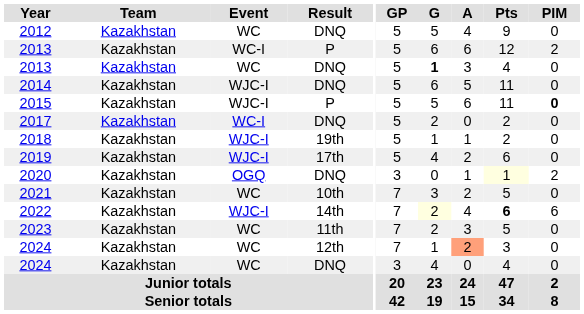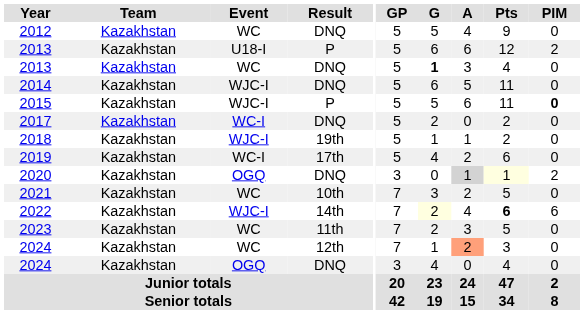(249, 49) WC-I -> (249, 49) U18-I
(249, 157) WJC-I -> (249, 157) WC-I
(468, 175) no background -> (468, 175) lightgrey background
(249, 265) WC -> (249, 265) OGQ
